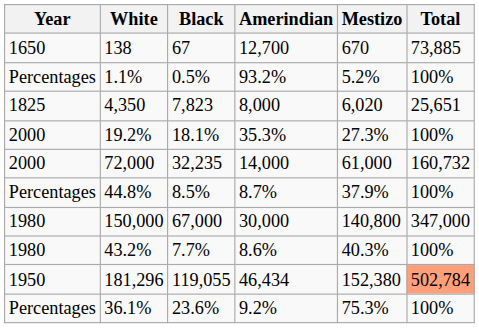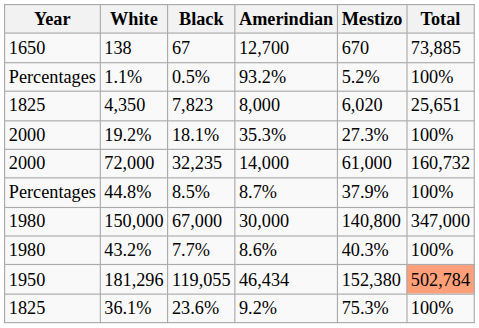(52, 308) Percentages -> (27, 308) 1825
